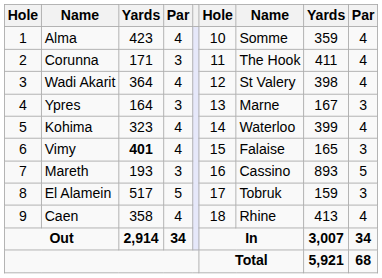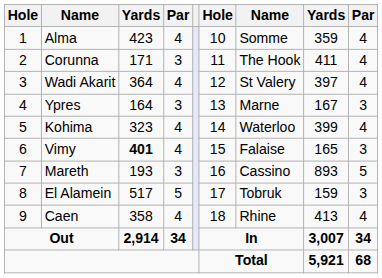(326, 82) 398 -> (326, 82) 397
